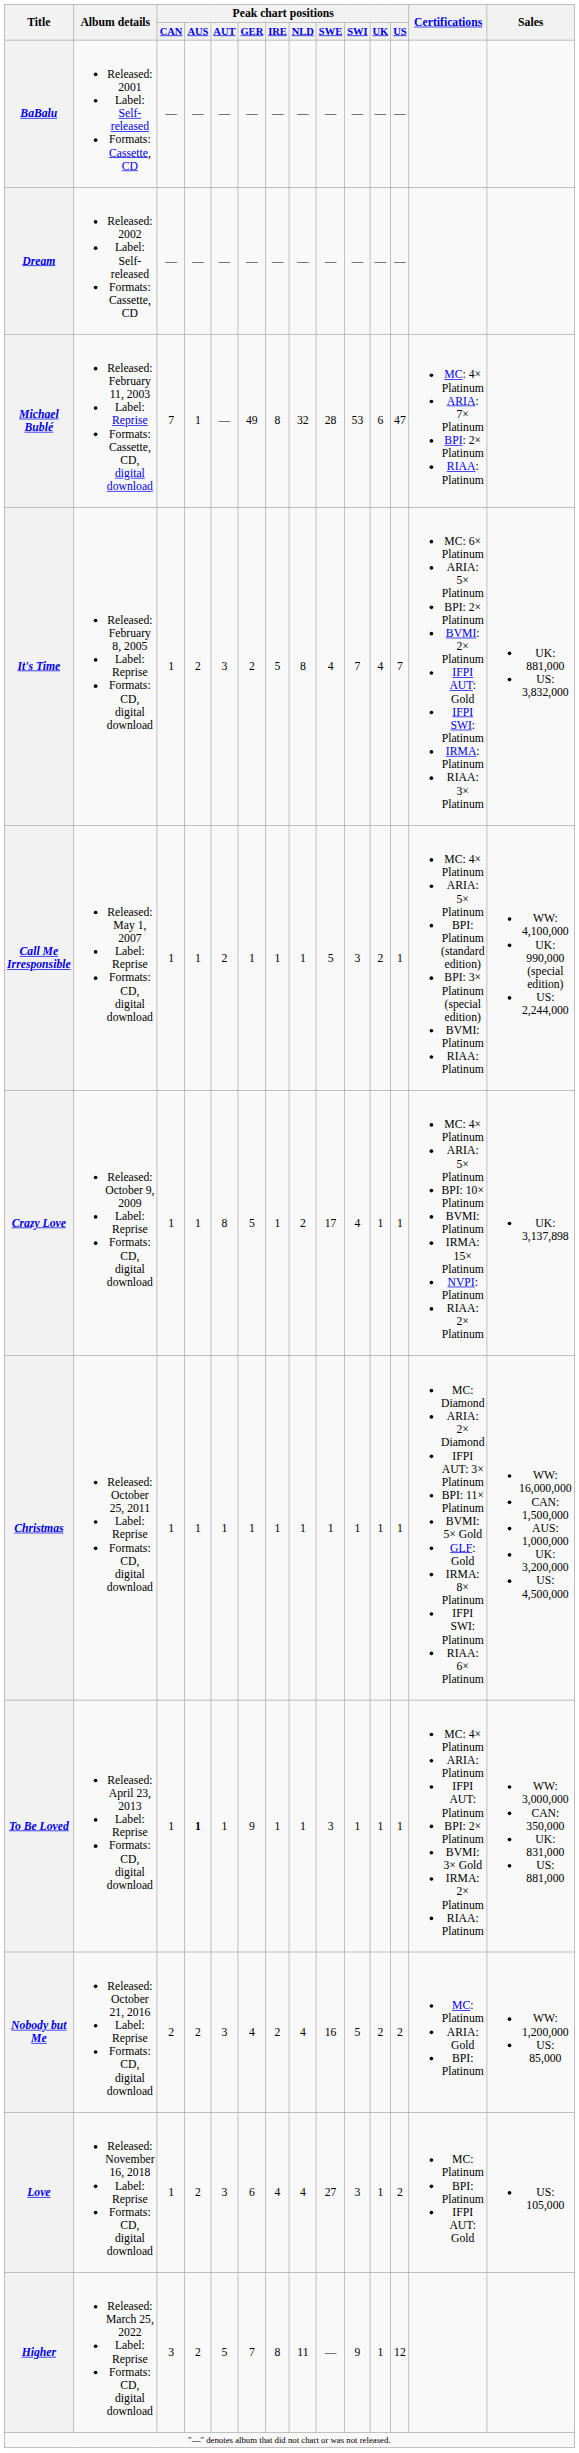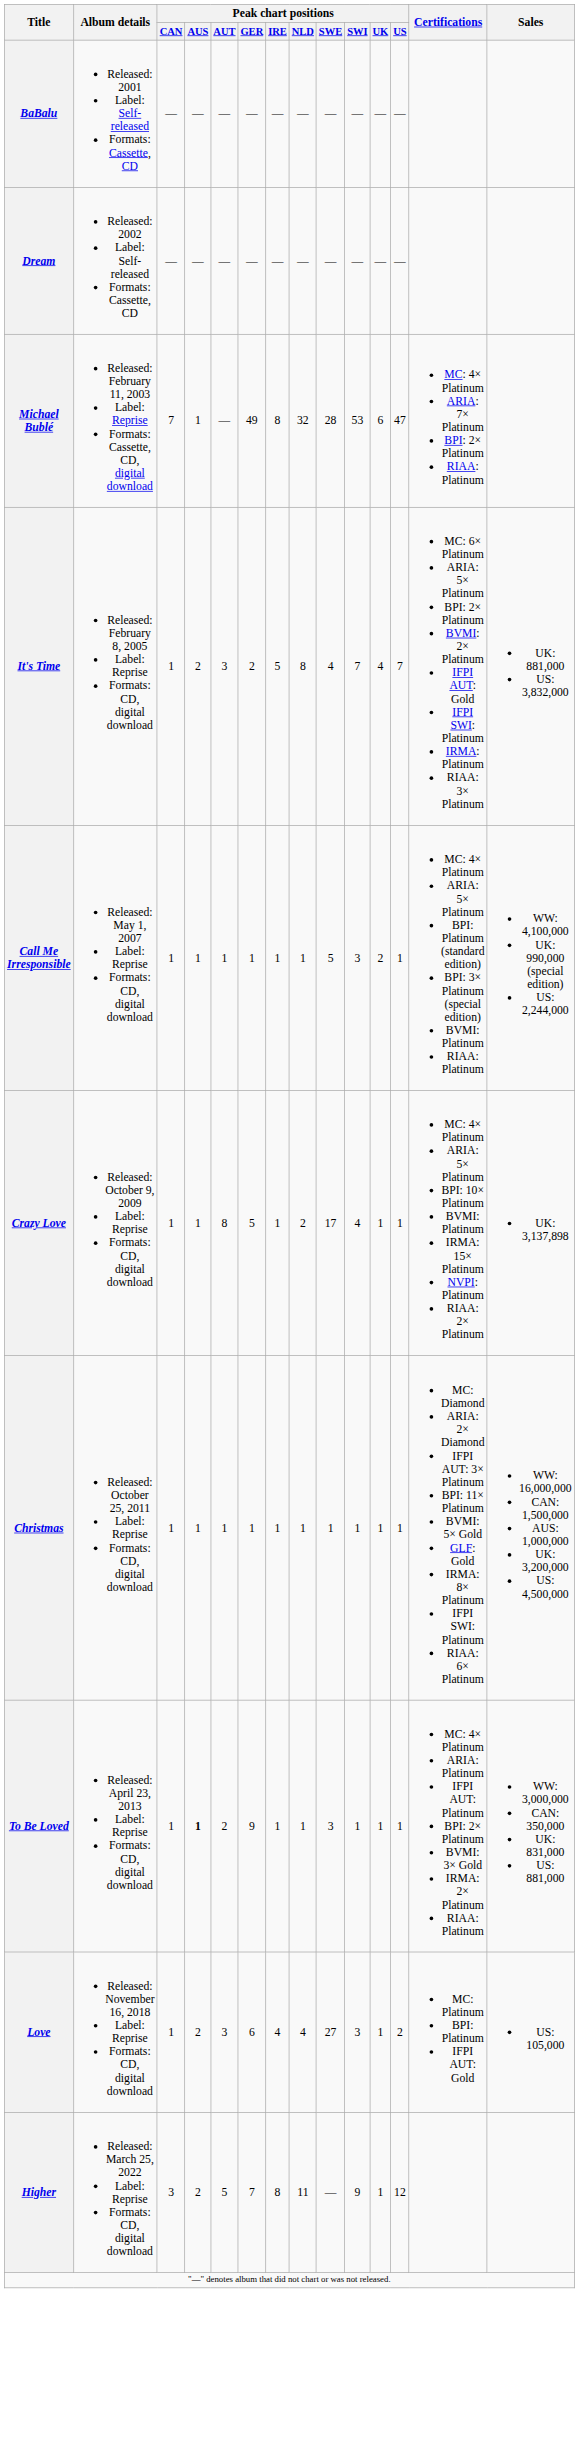(224, 958) 2 -> (224, 958) 1
(224, 1826) 1 -> (224, 1826) 2
- row: (39, 2032)
